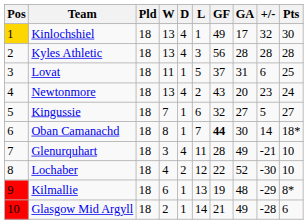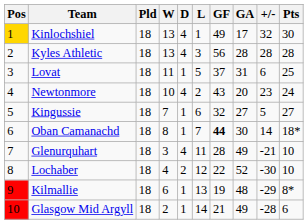(168, 92) 13 -> (168, 92) 10
